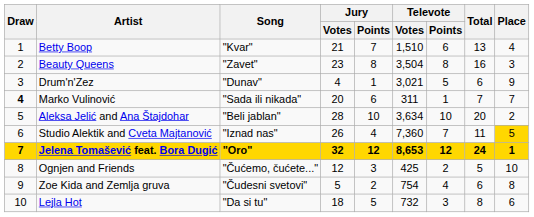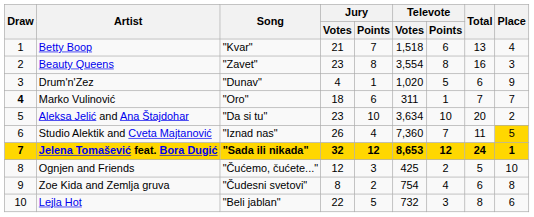(410, 47) 1,510 -> (410, 47) 1,518
(410, 64) 3,504 -> (410, 64) 3,554
(410, 82) 3,021 -> (410, 82) 1,020
(262, 99) "Sada ili nikada" -> (236, 99) "Oro"
(337, 99) 20 -> (337, 99) 18
(252, 116) "Beli jablan" -> (245, 116) "Da si tu"
(337, 116) 28 -> (337, 116) 23
(237, 151) "Oro" -> (266, 151) "Sada ili nikada"
(337, 185) 5 -> (337, 185) 8
(245, 202) "Da si tu" -> (252, 202) "Beli jablan"
(337, 202) 18 -> (337, 202) 22
